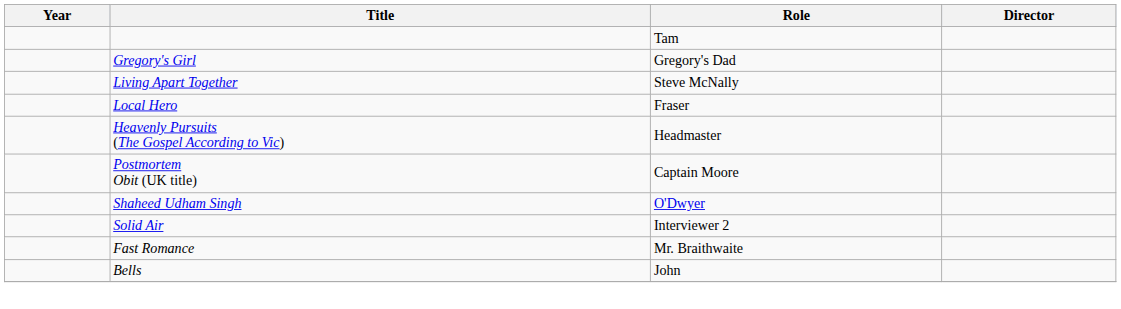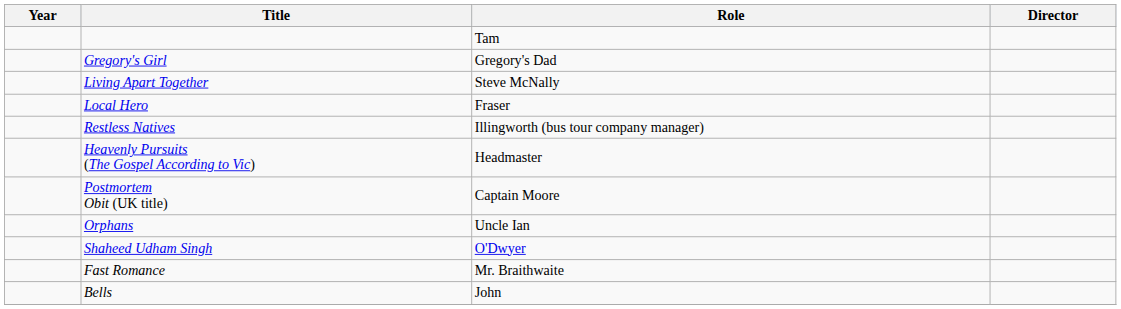+ row: (130, 127)
+ row: (109, 225)
- row: (138, 225)
